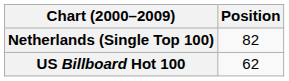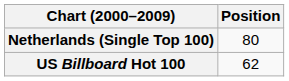(251, 40) 82 -> (251, 40) 80
